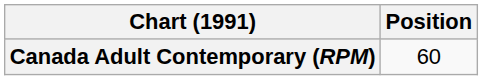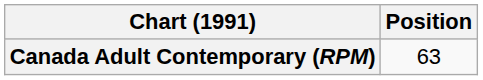(429, 56) 60 -> (429, 56) 63
